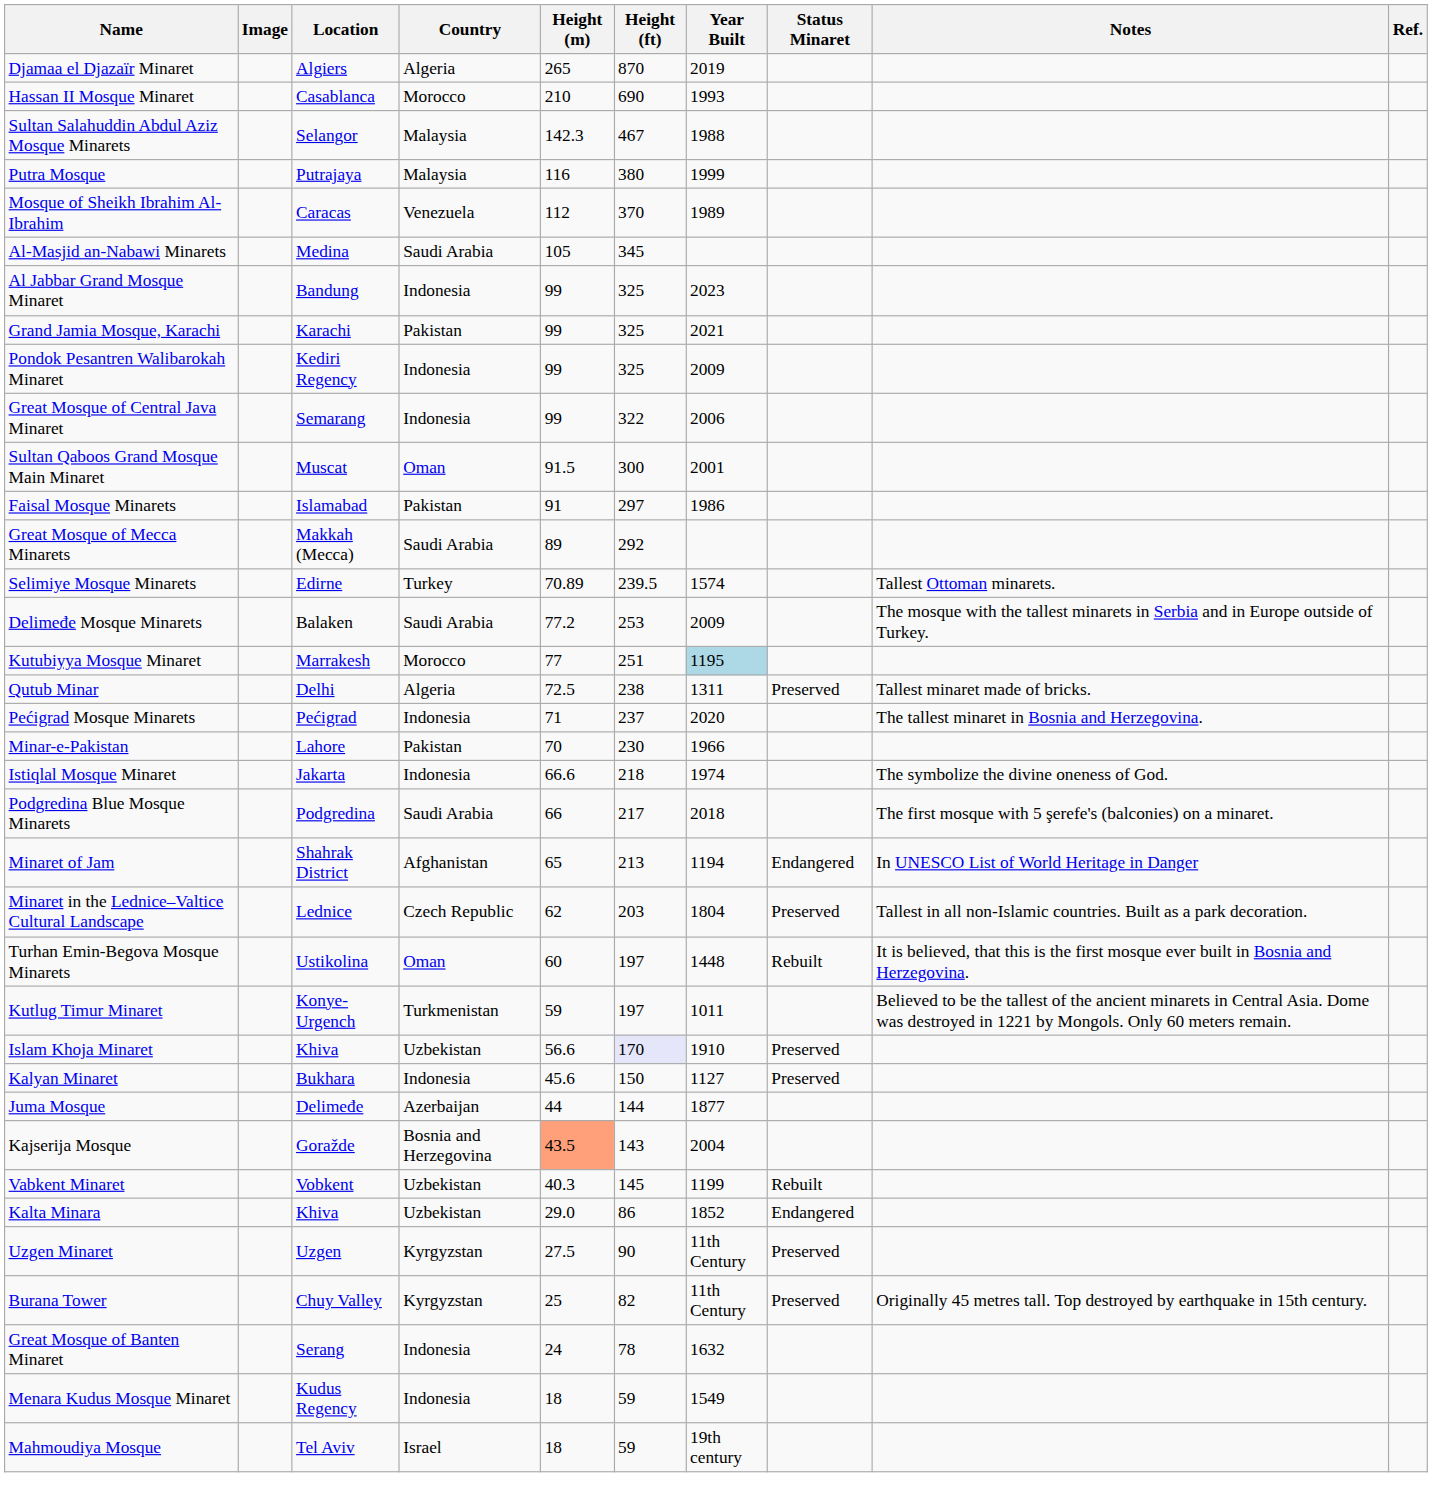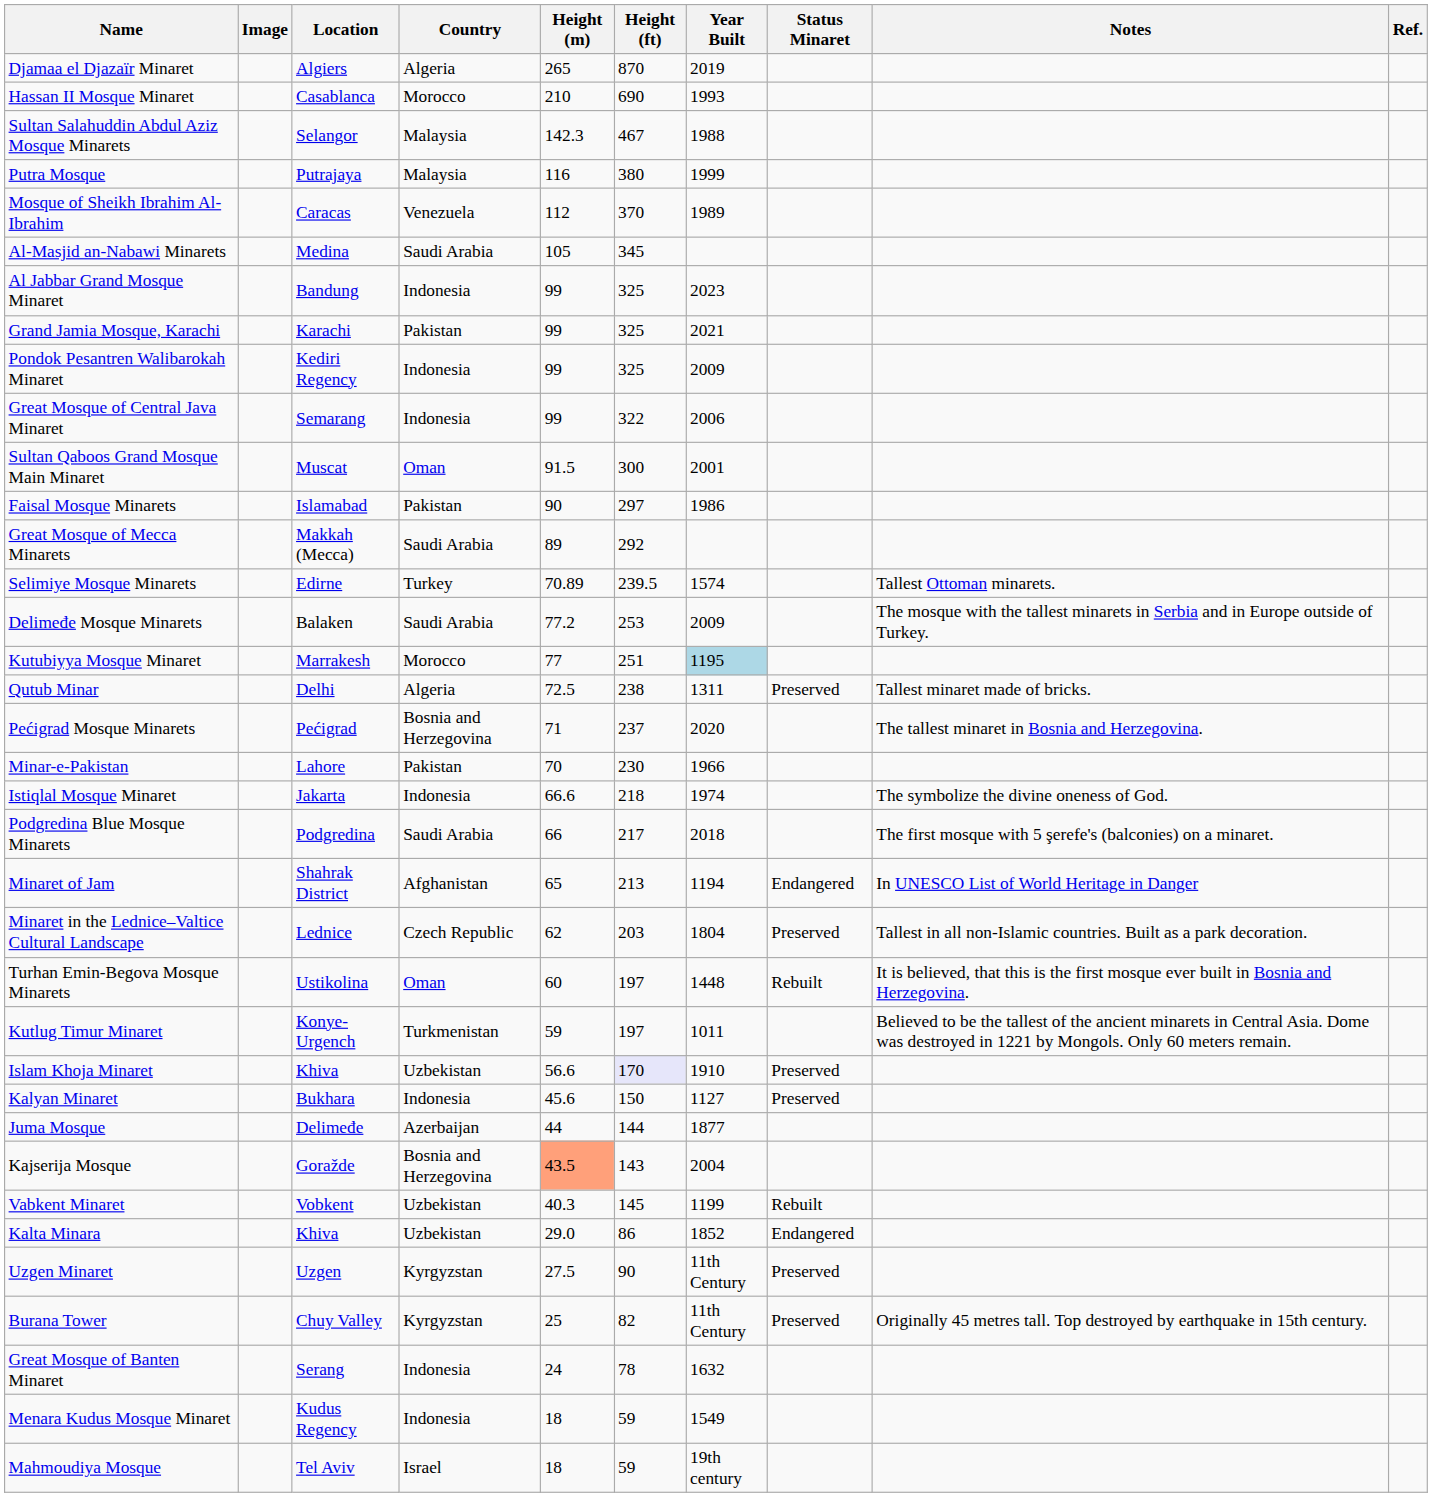(553, 505) 91 -> (553, 505) 90
(437, 717) Indonesia -> (447, 728) Bosnia and Herzegovina
